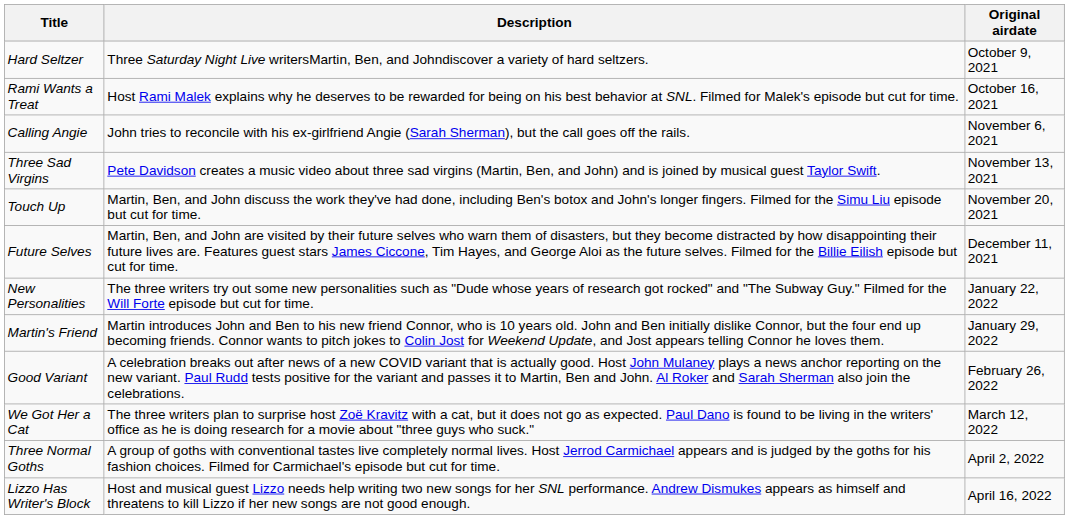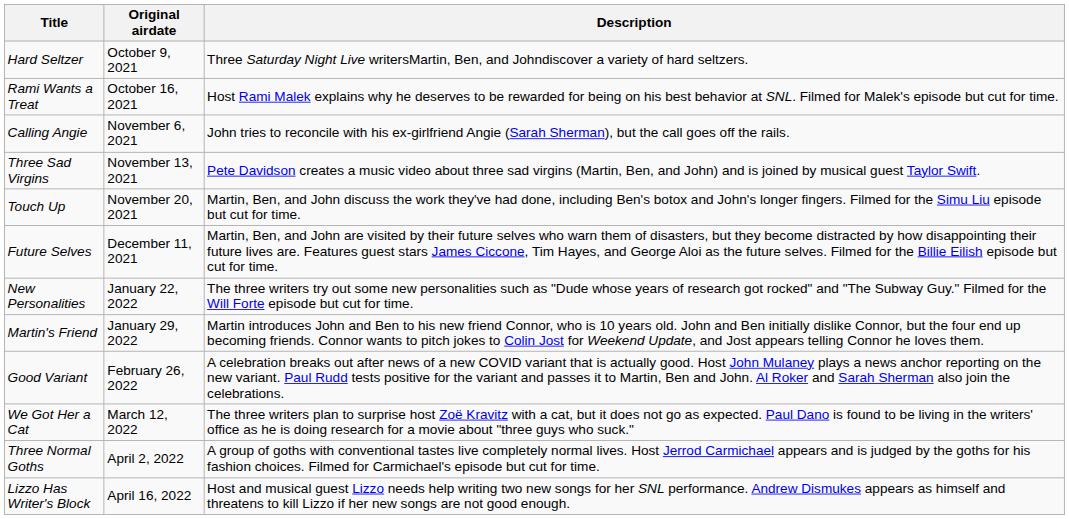columns swapped: (1014, 22) <-> (534, 22)
